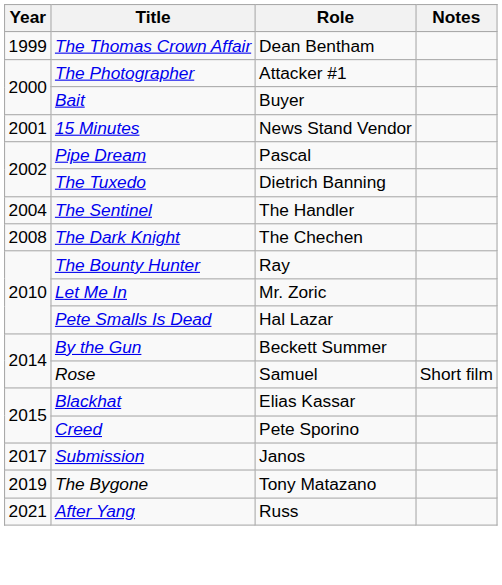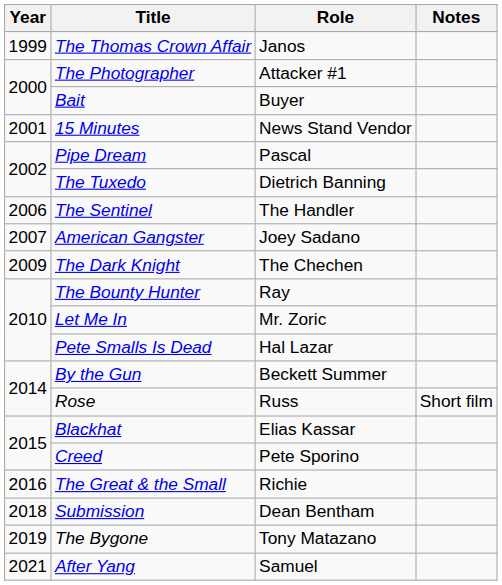(317, 45) Dean Bentham -> (282, 45) Janos
(28, 210) 2004 -> (28, 210) 2006
+ row: (129, 237)
(28, 237) 2008 -> (28, 264) 2009
(288, 374) Samuel -> (279, 401) Russ
+ row: (140, 484)
(28, 456) 2017 -> (28, 511) 2018
(282, 456) Janos -> (317, 511) Dean Bentham
(279, 511) Russ -> (288, 566) Samuel
